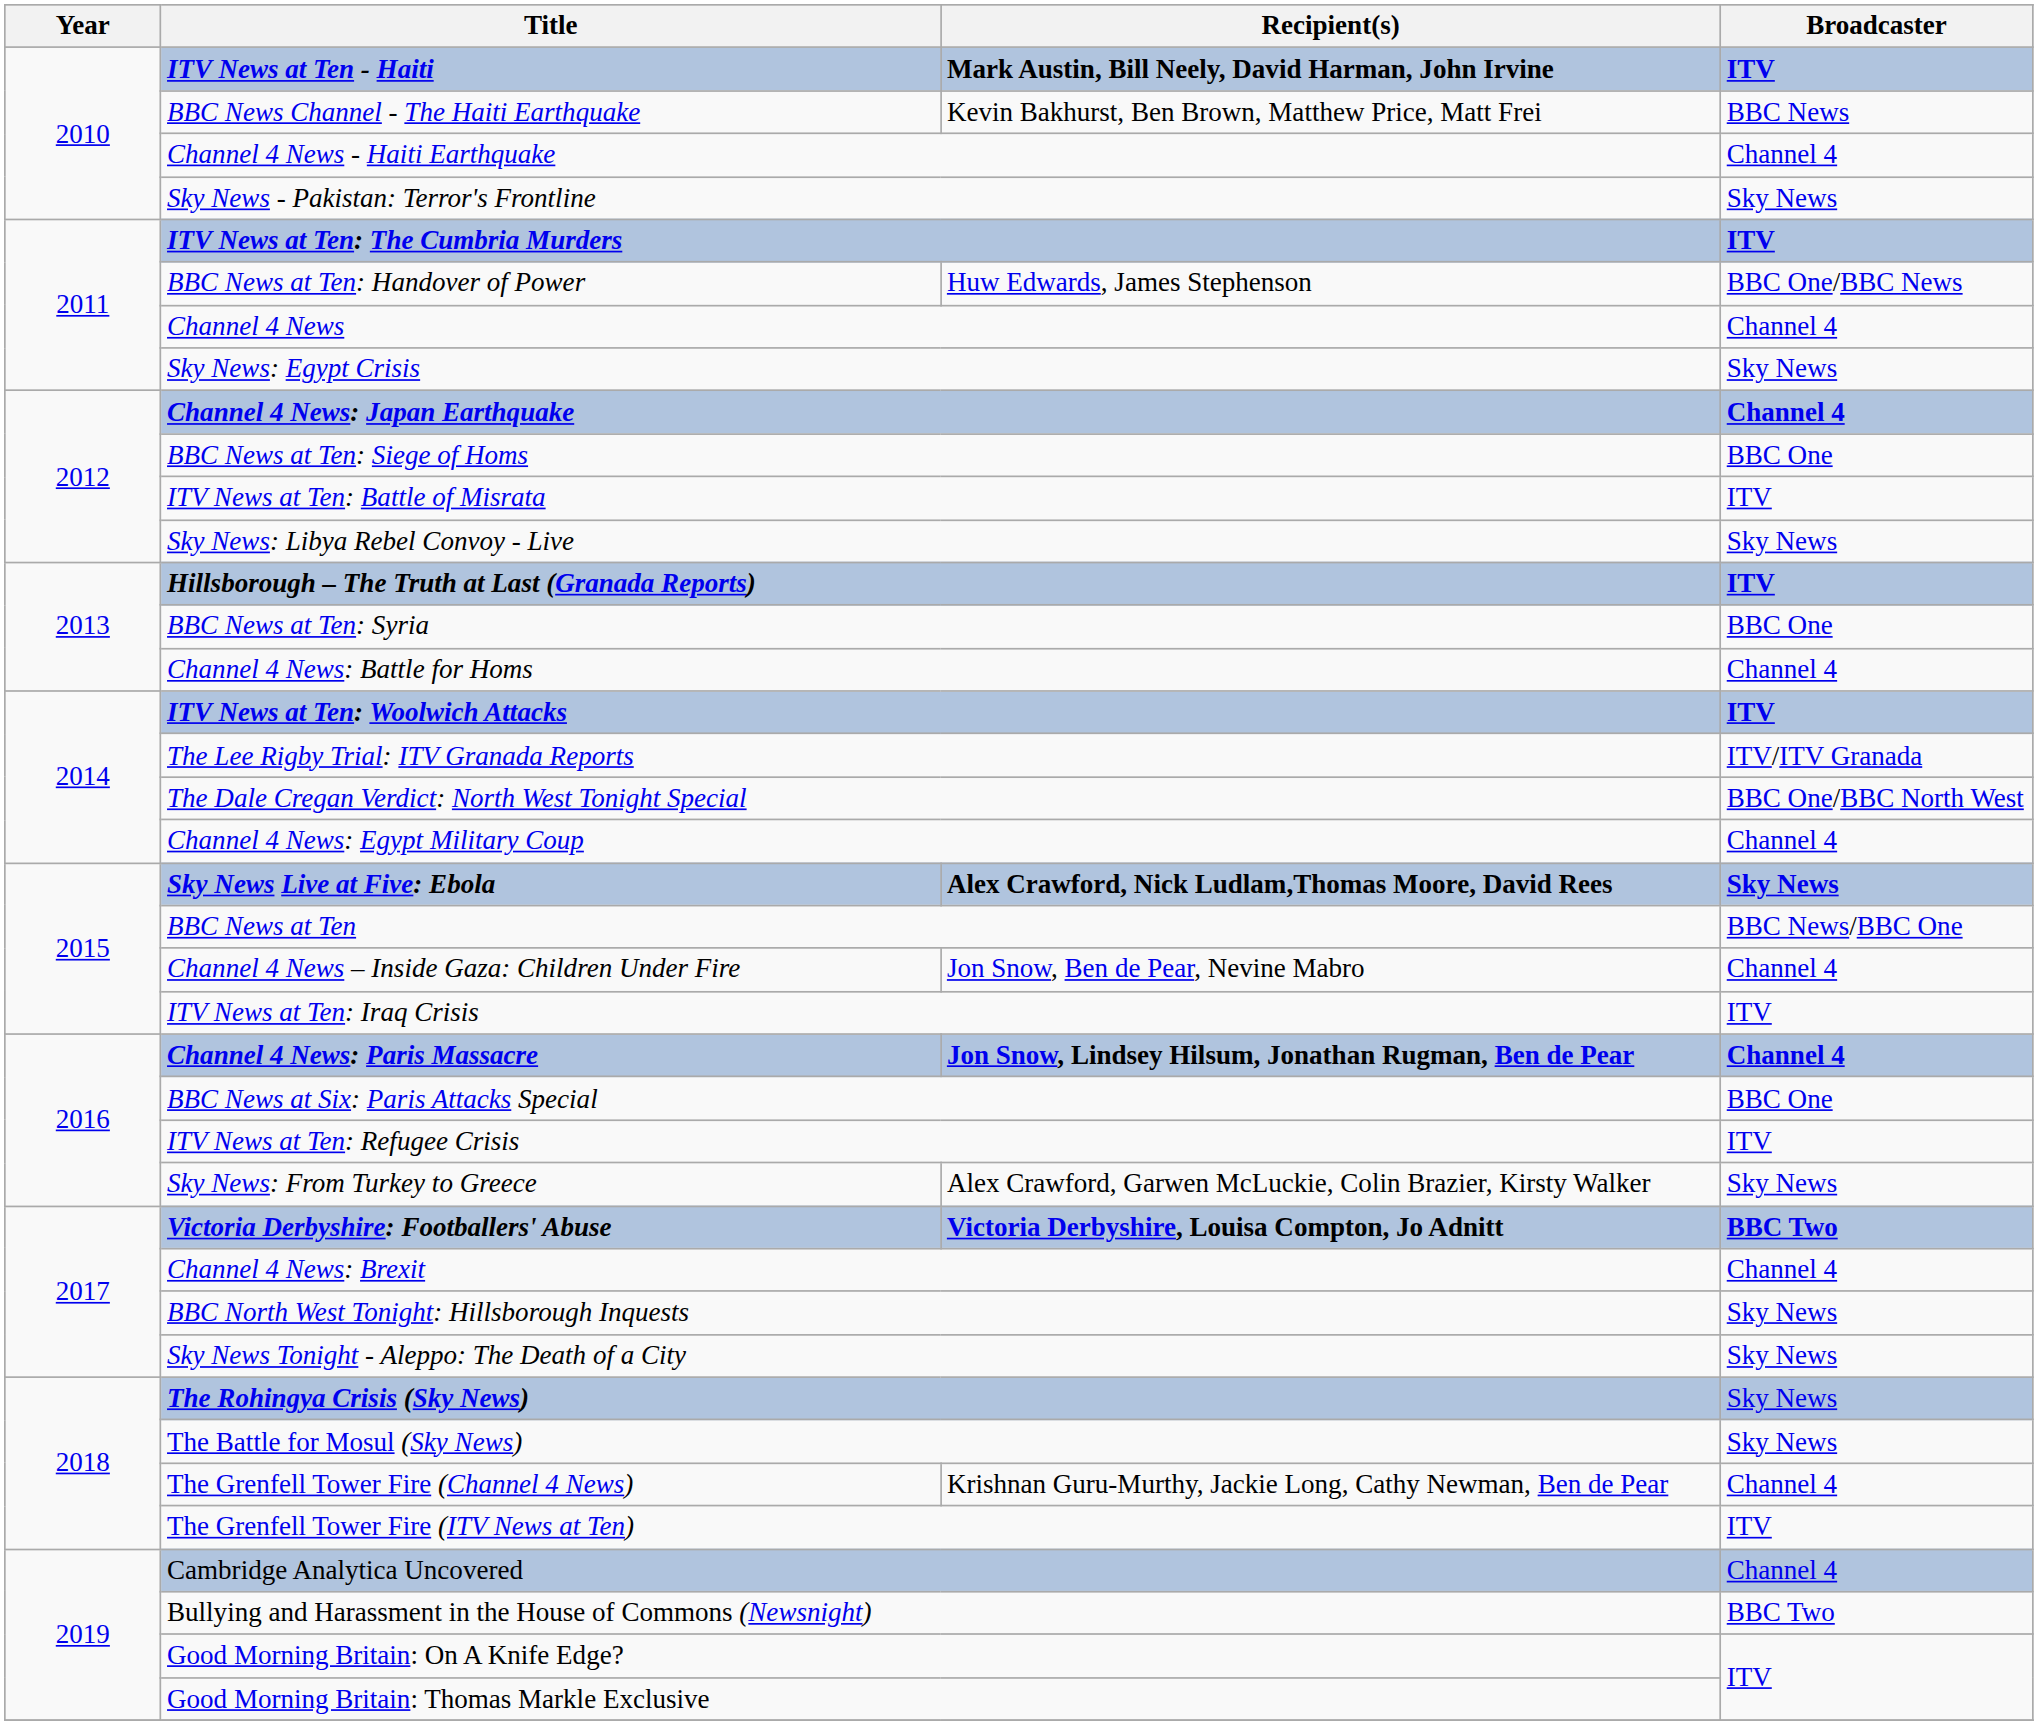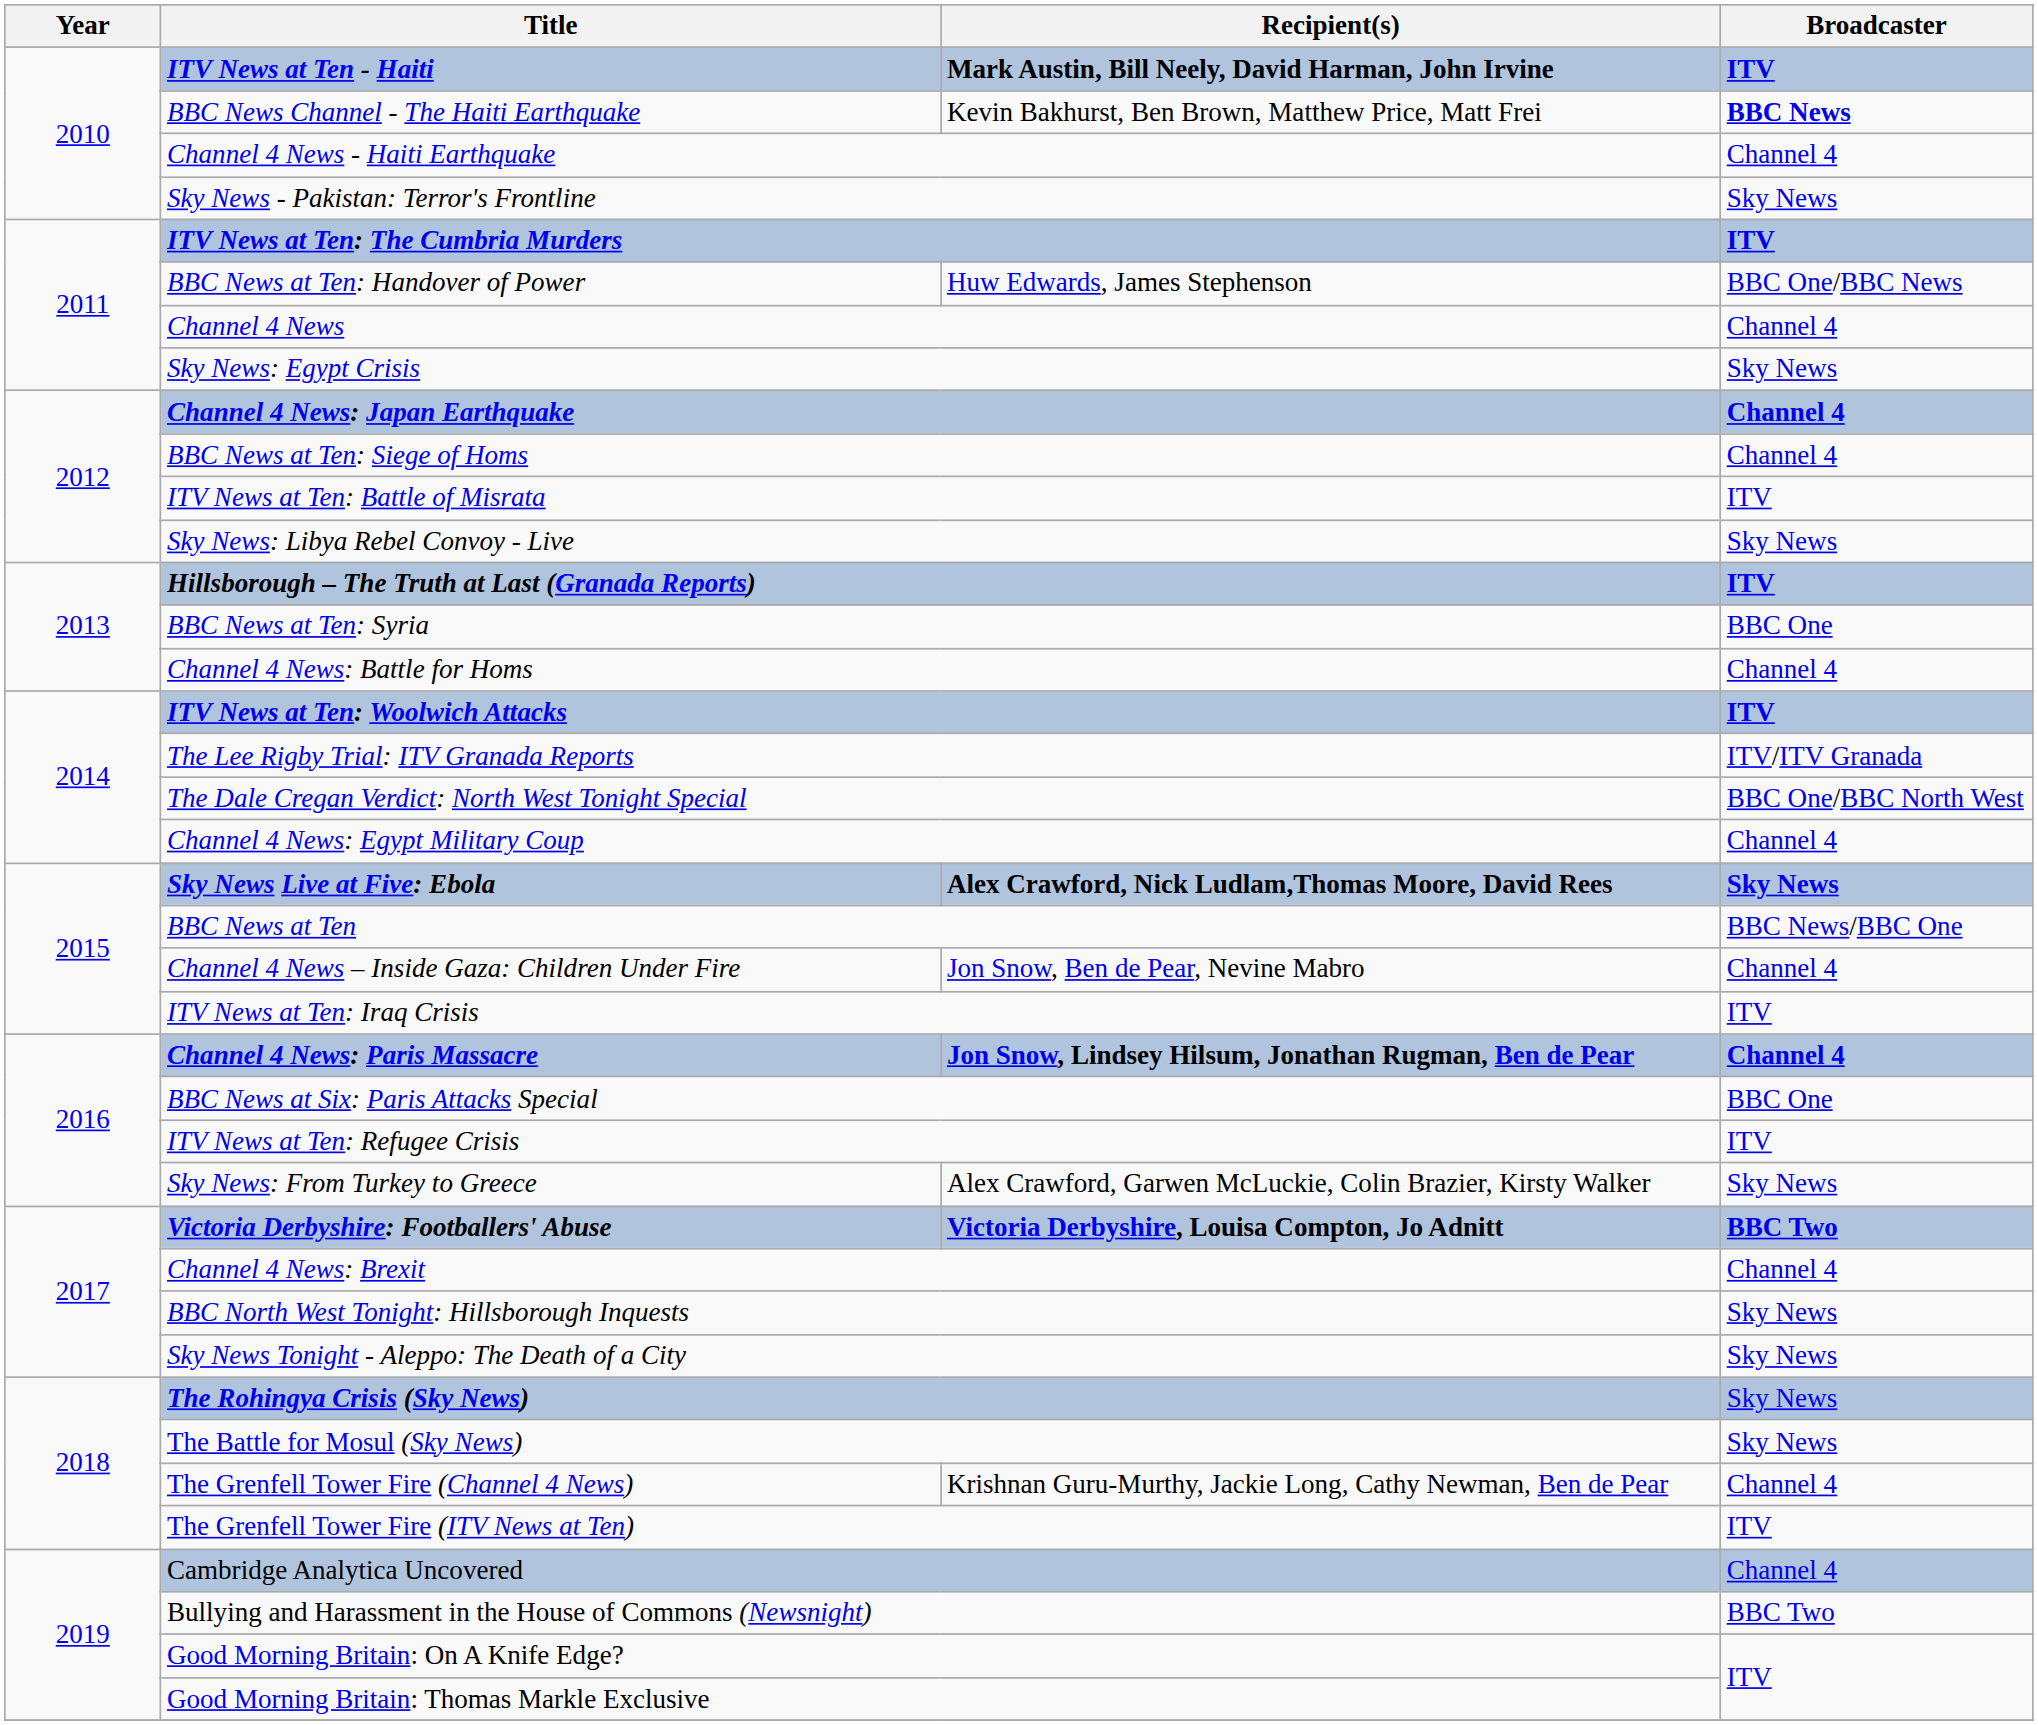(1788, 111) normal -> (1789, 111) bold
(1780, 454) BBC One -> (1782, 454) Channel 4
